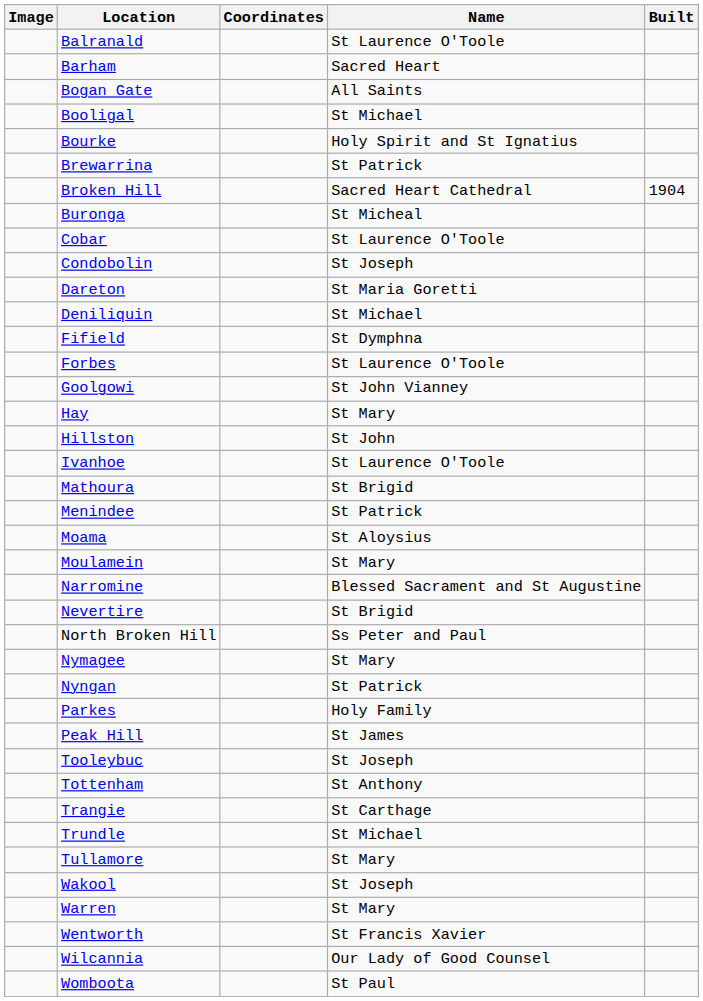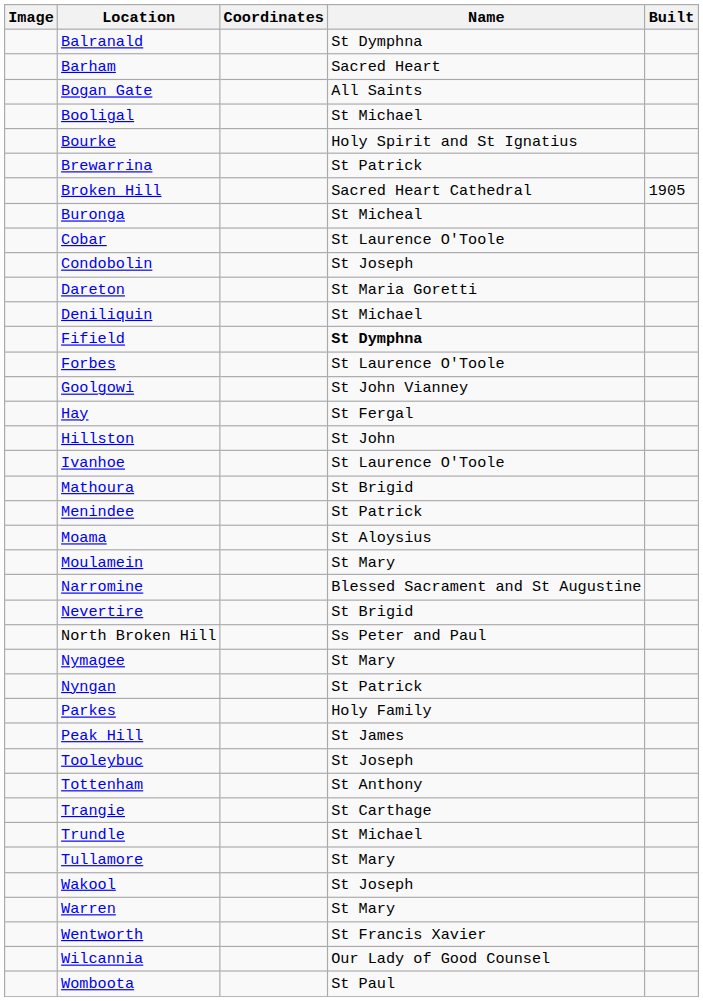(418, 42) St Laurence O'Toole -> (377, 42) St Dymphna
(667, 191) 1904 -> (667, 191) 1905
(377, 339) normal -> (377, 339) bold
(363, 414) St Mary -> (372, 414) St Fergal
